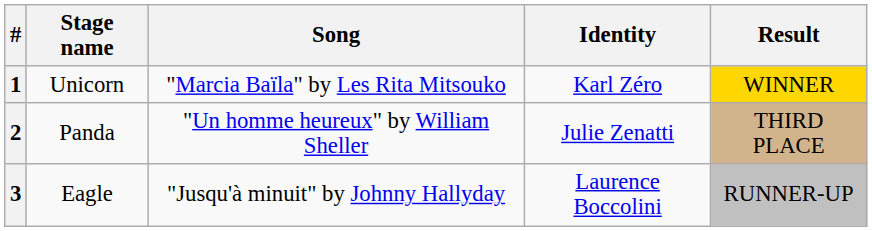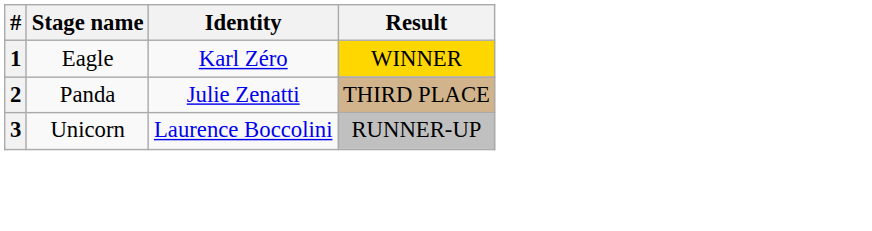- column: (336, 35)
(87, 84) Unicorn -> (88, 58) Eagle
(87, 194) Eagle -> (88, 130) Unicorn
